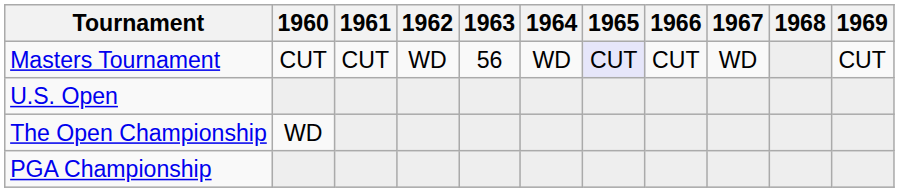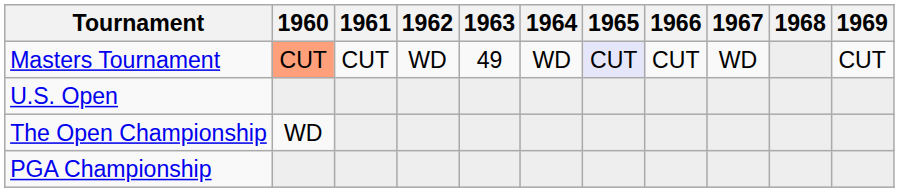(303, 60) no background -> (303, 60) lightsalmon background
(490, 60) 56 -> (490, 60) 49
